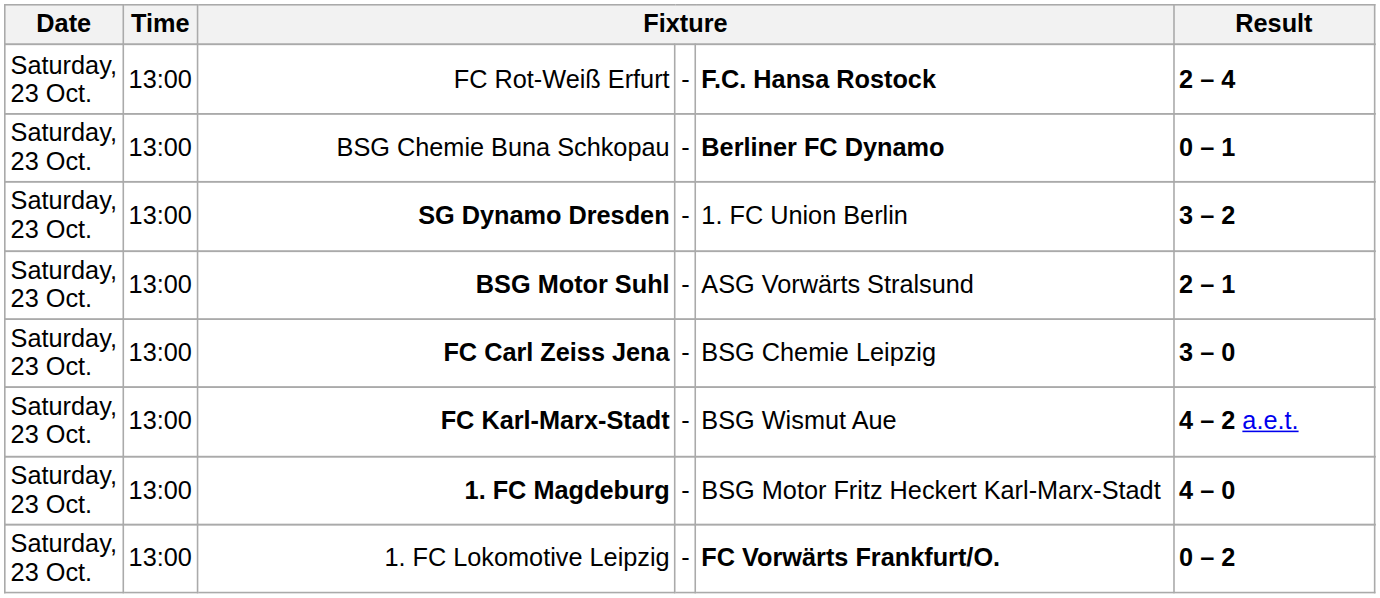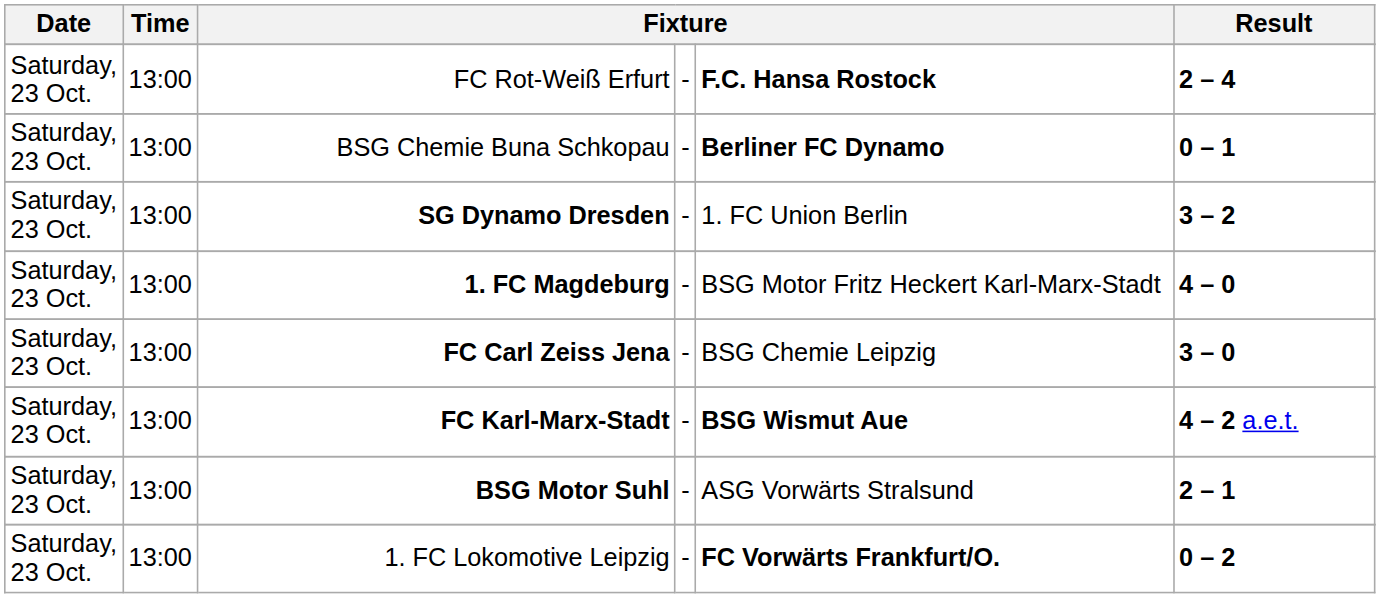rows swapped: (567, 490) <-> (573, 284)
(799, 421) normal -> (805, 421) bold
